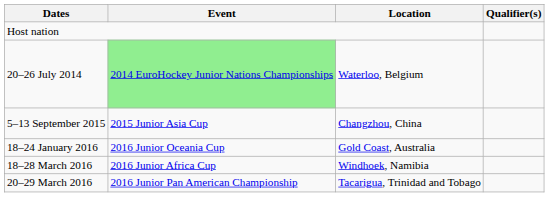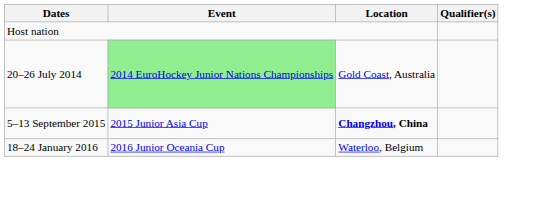(381, 74) Waterloo, Belgium -> (387, 74) Gold Coast, Australia
(380, 123) normal -> (383, 123) bold
(387, 147) Gold Coast, Australia -> (381, 147) Waterloo, Belgium
- row: (50, 165)
- row: (50, 182)
